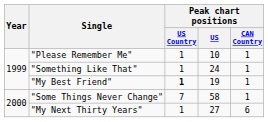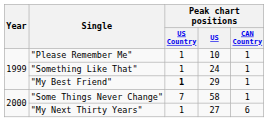(214, 83) 19 -> (214, 83) 29
